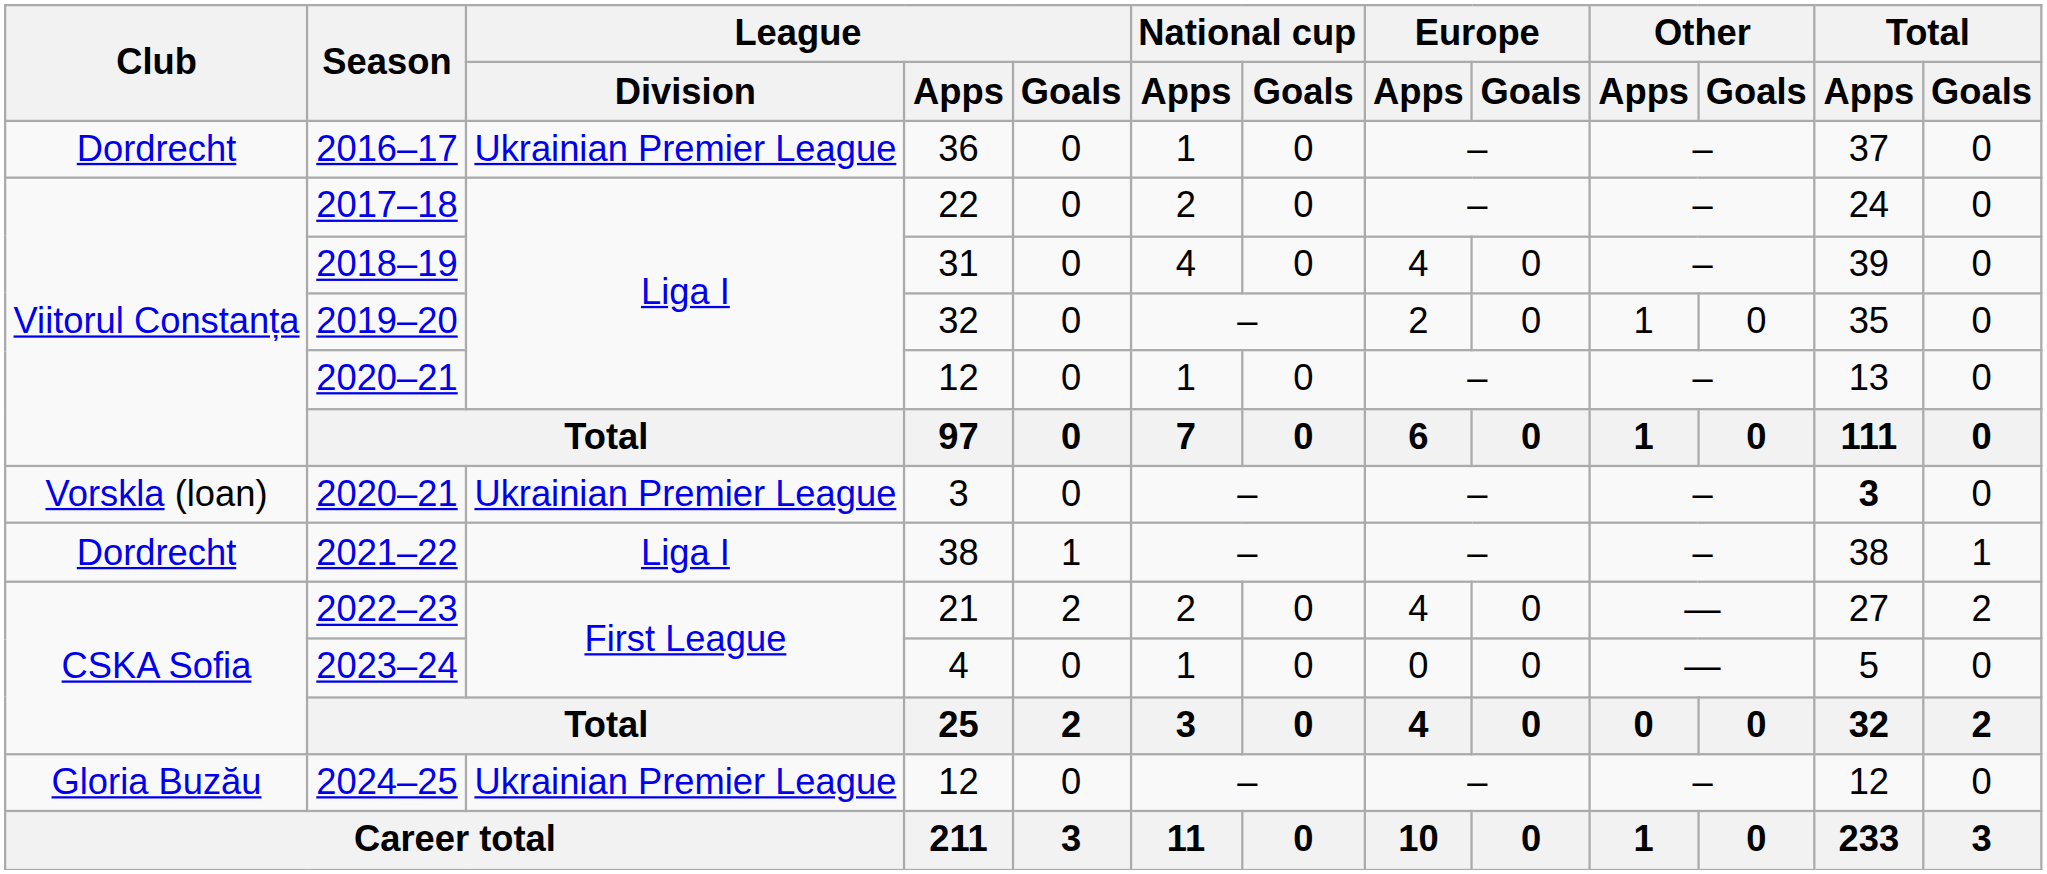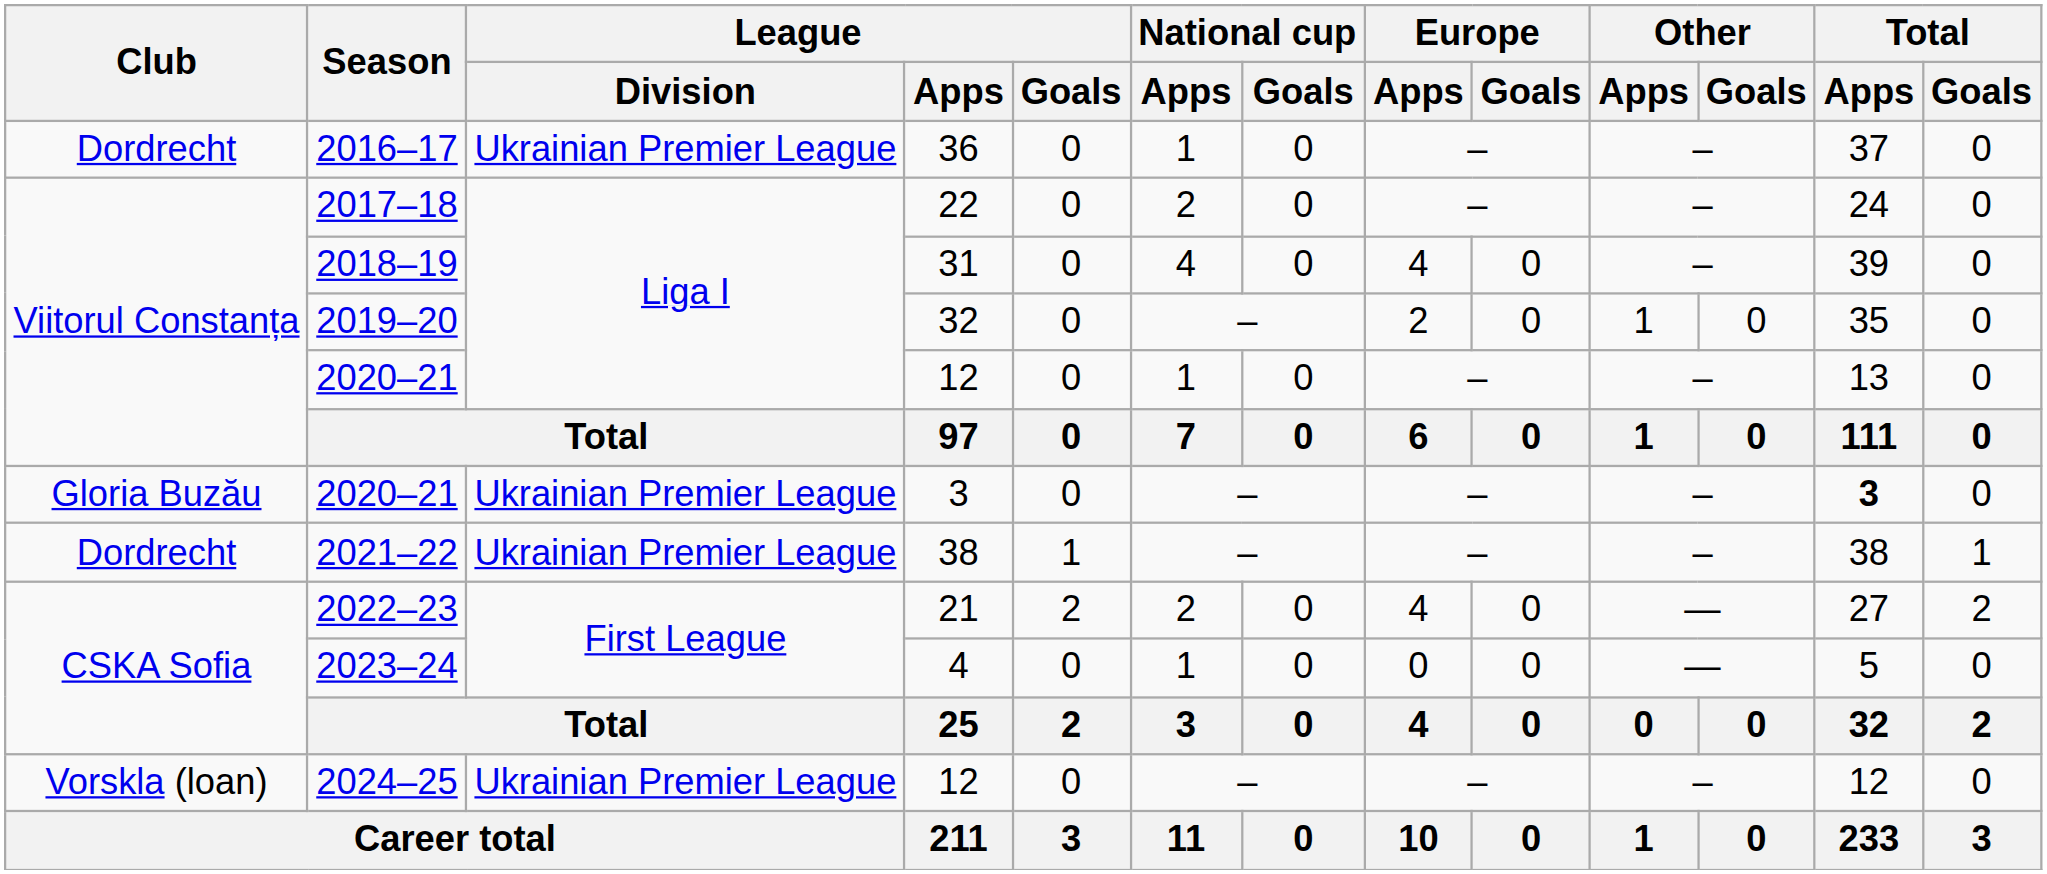(156, 494) Vorskla (loan) -> (157, 494) Gloria Buzău
(685, 551) Liga I -> (685, 551) Ukrainian Premier League
(157, 782) Gloria Buzău -> (156, 782) Vorskla (loan)
